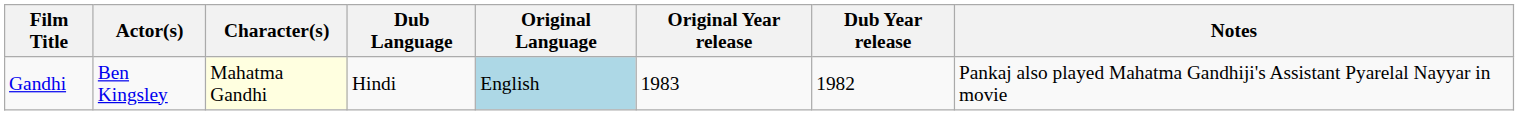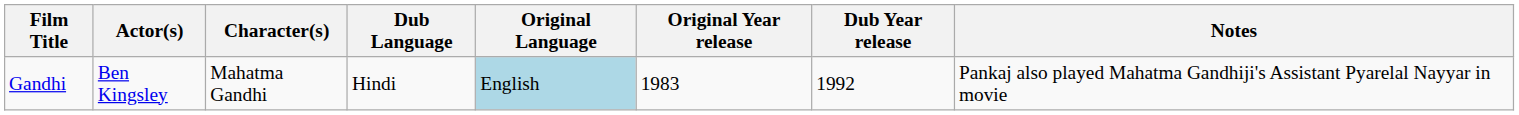(247, 83) lightyellow background -> (247, 83) no background
(836, 83) 1982 -> (836, 83) 1992
